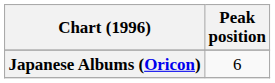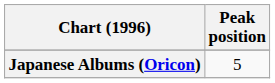(237, 63) 6 -> (237, 63) 5
